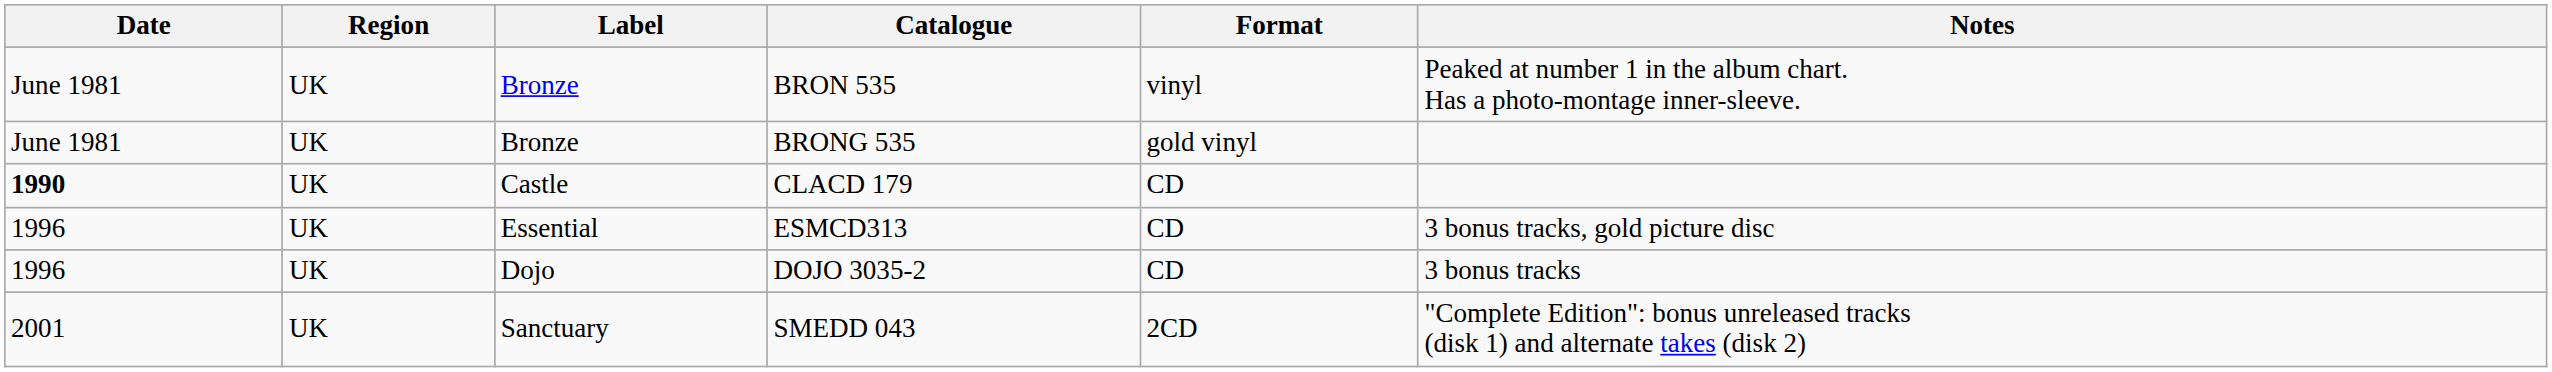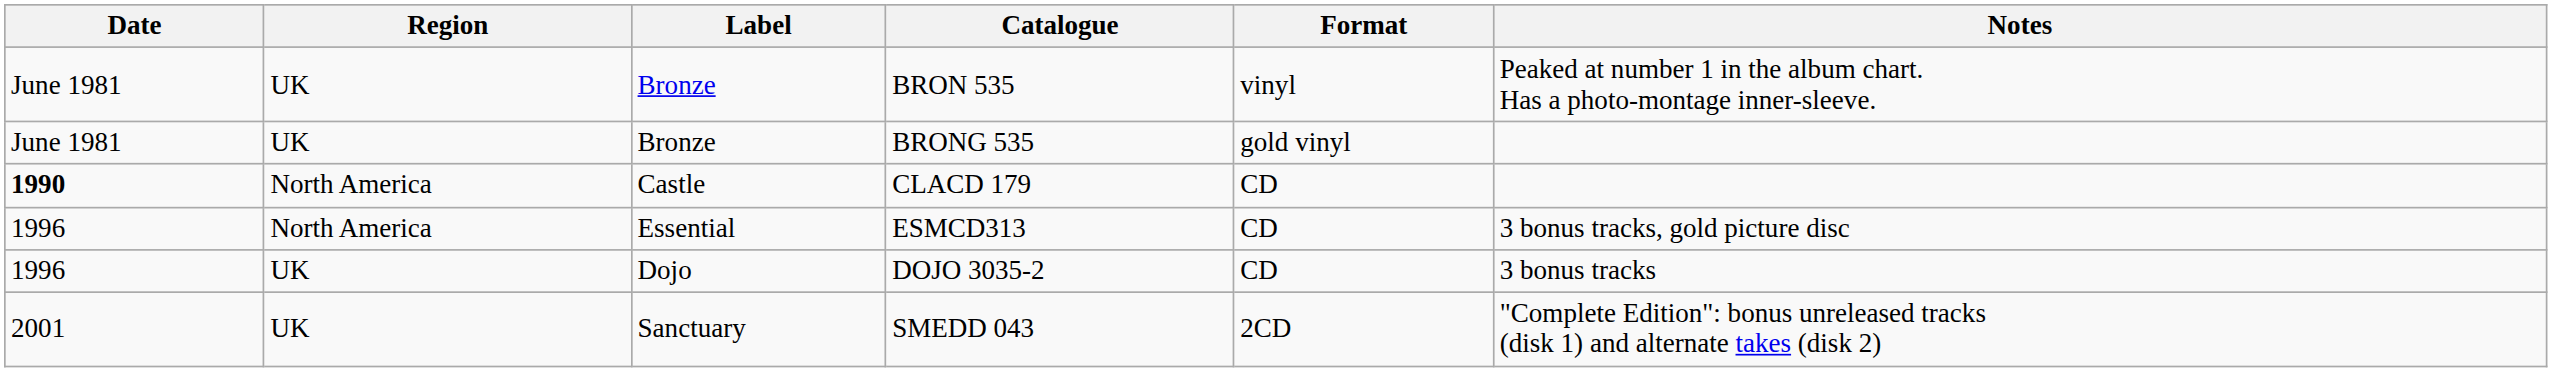(309, 185) UK -> (351, 185) North America
(309, 227) UK -> (351, 227) North America
